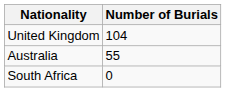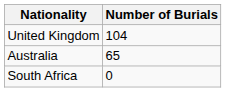(113, 55) 55 -> (113, 55) 65
